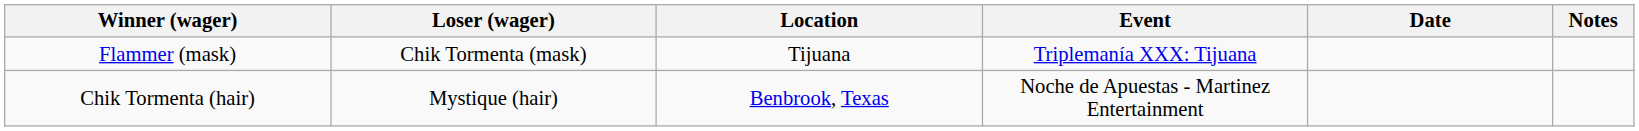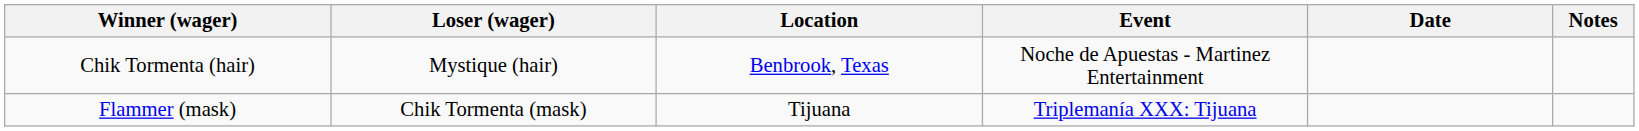rows swapped: (168, 97) <-> (168, 53)
